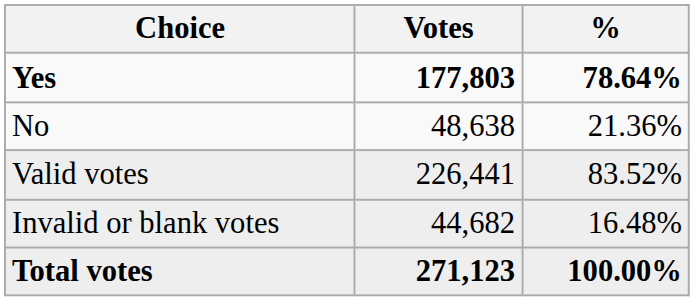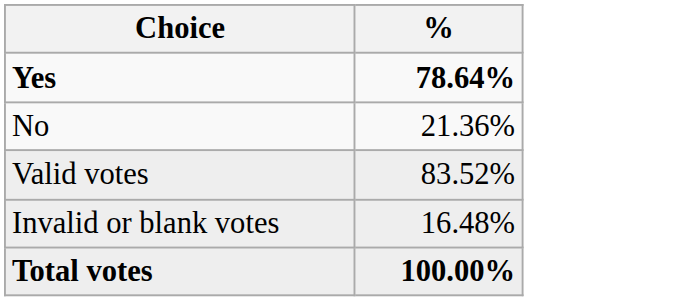- column: (439, 28)
